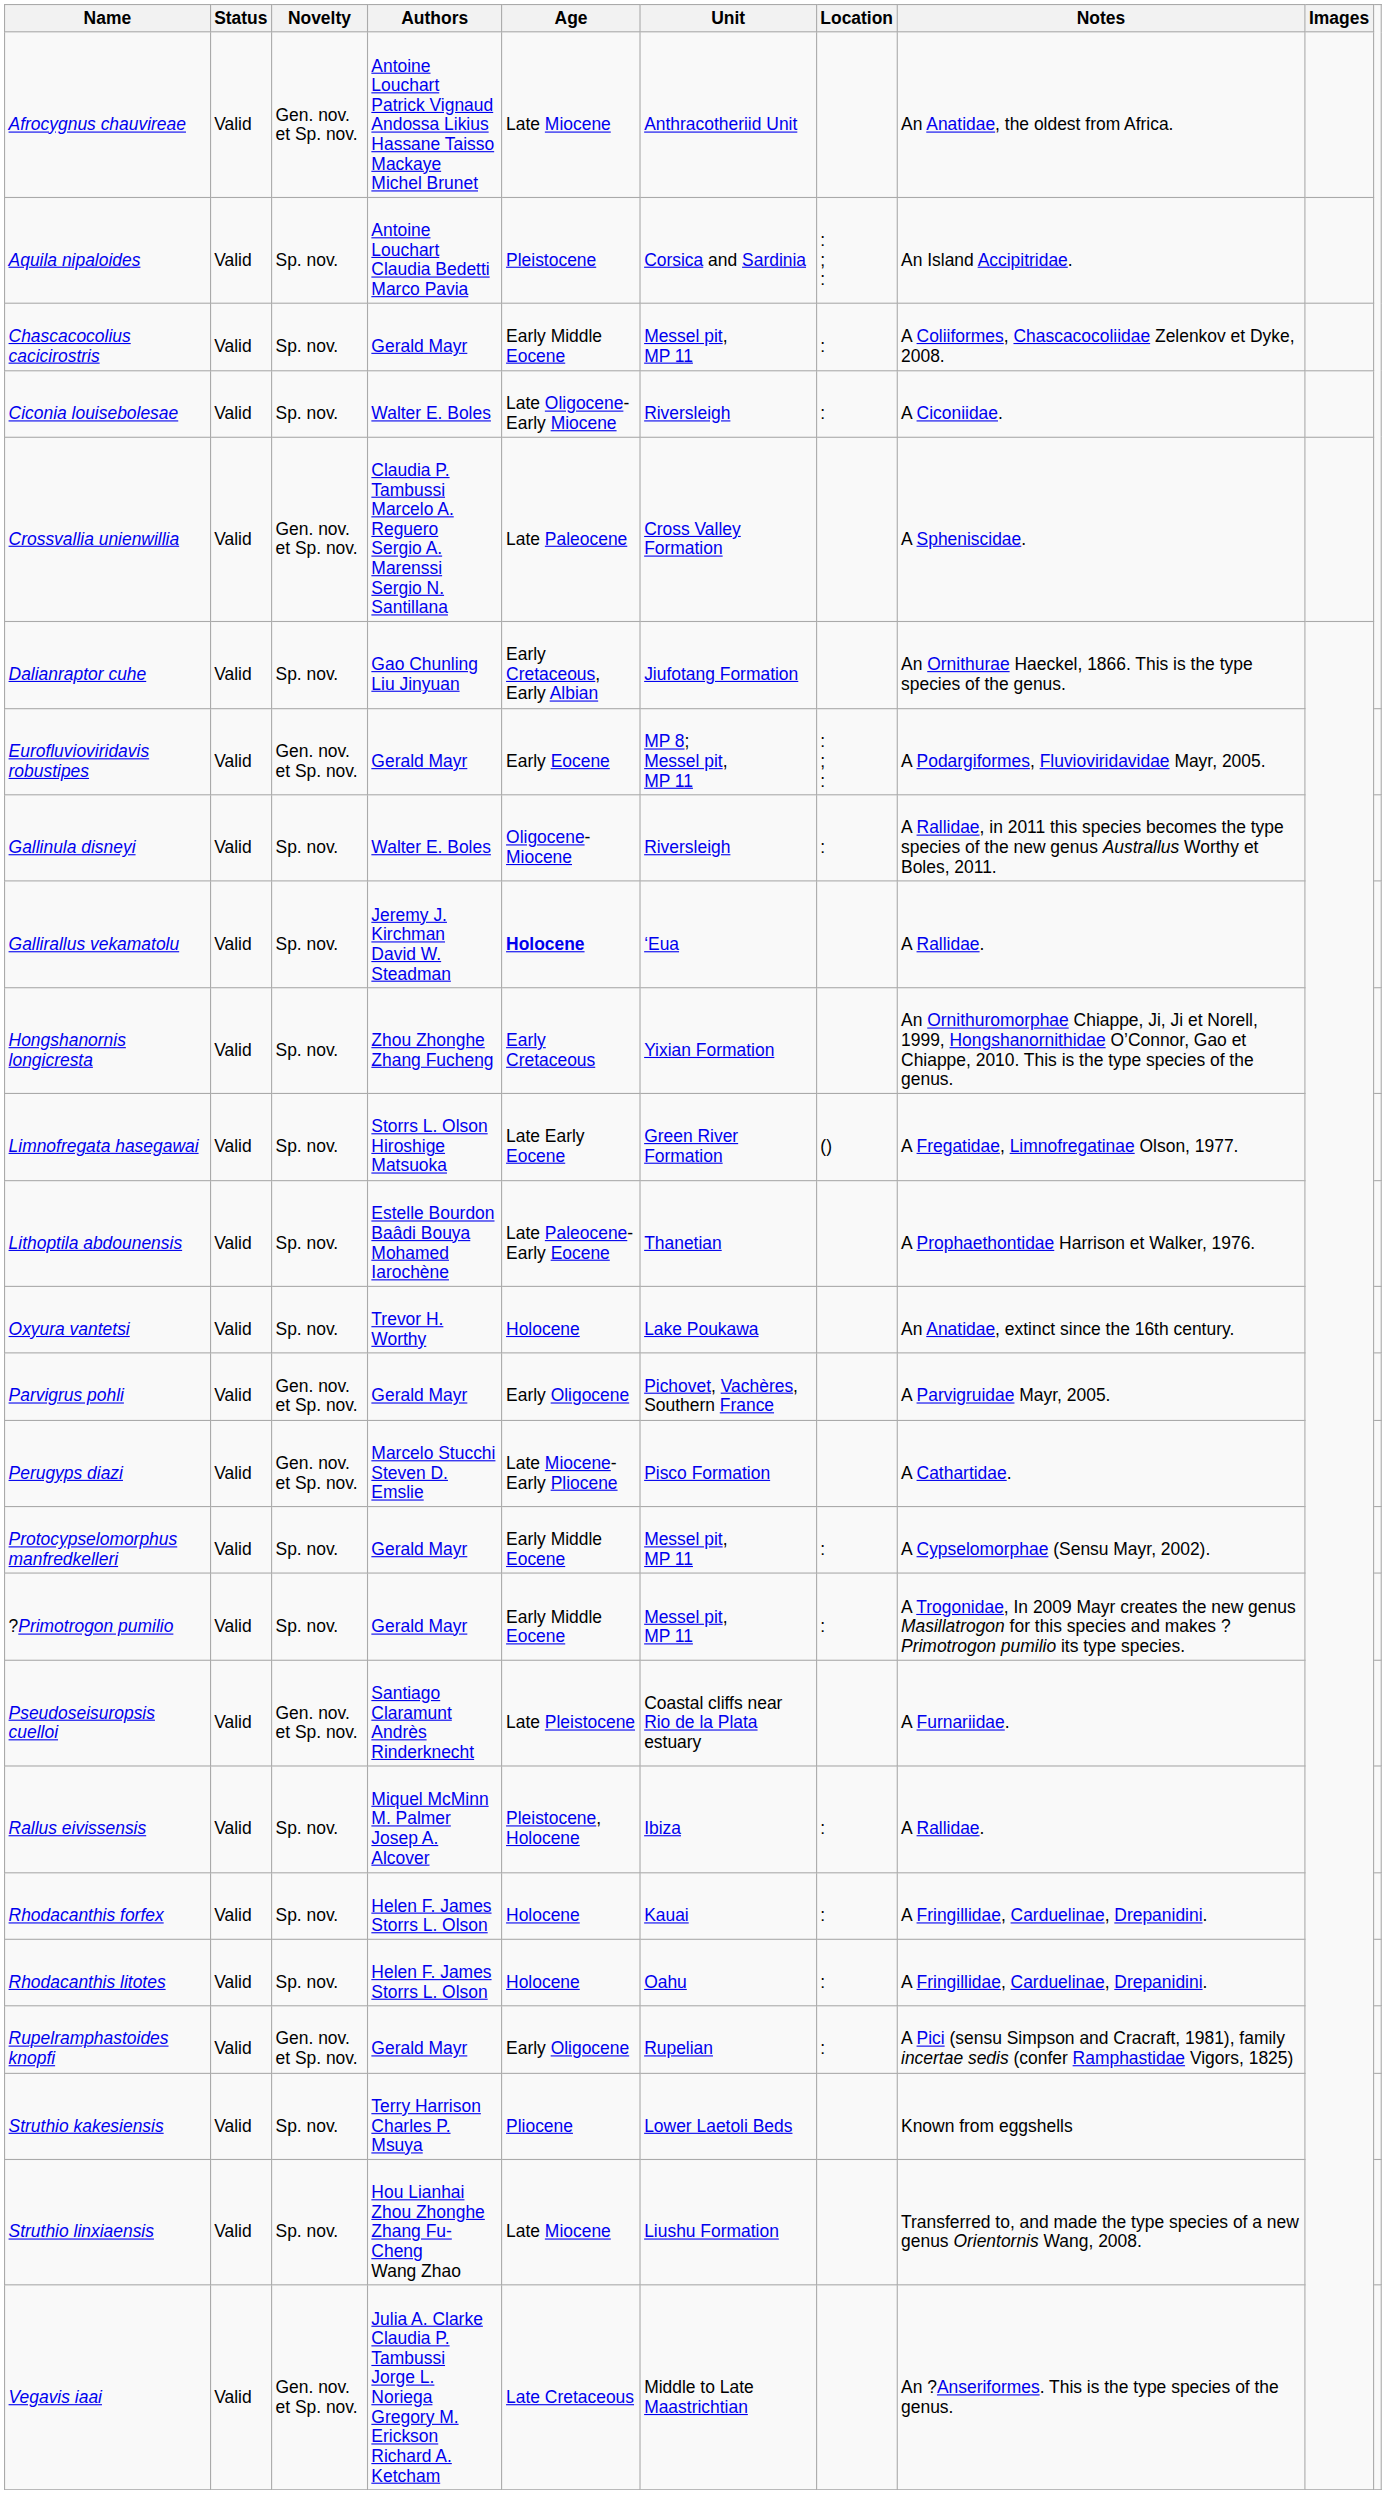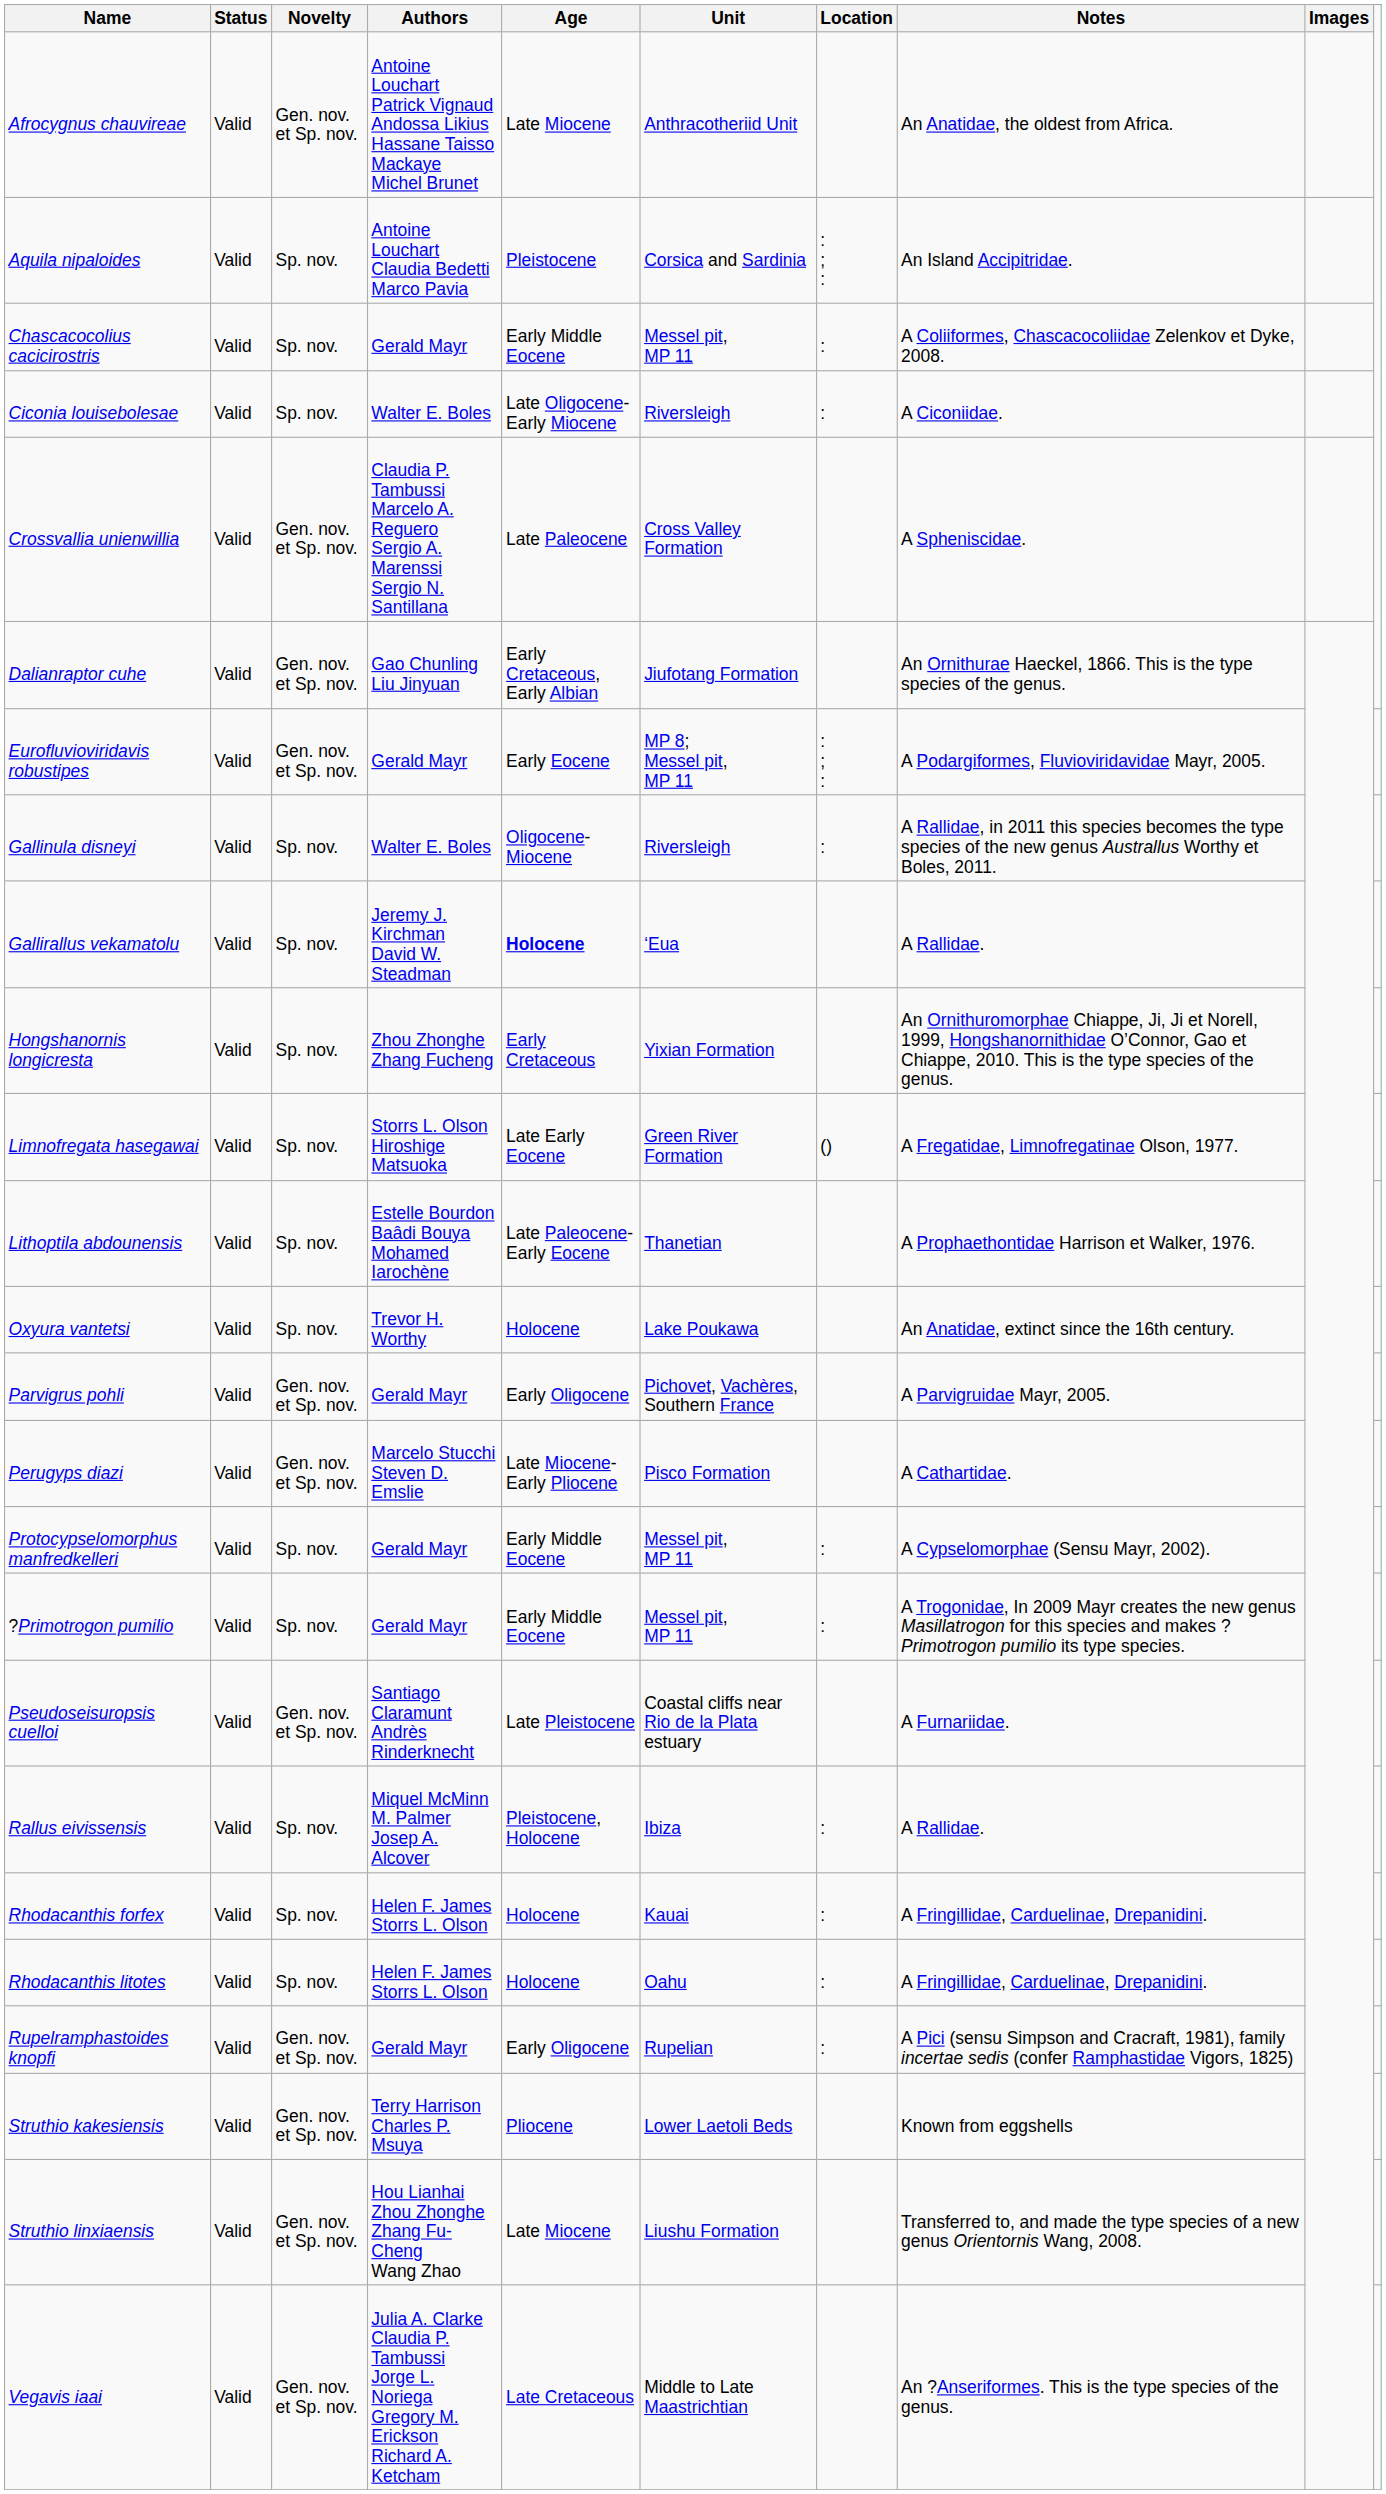(307, 674) Sp. nov. -> (317, 674) Gen. nov. et Sp. nov.
(307, 2125) Sp. nov. -> (317, 2125) Gen. nov. et Sp. nov.
(307, 2232) Sp. nov. -> (317, 2232) Gen. nov. et Sp. nov.
